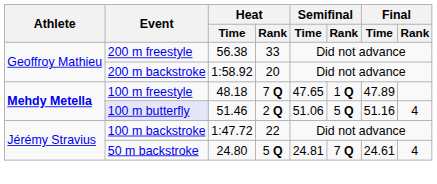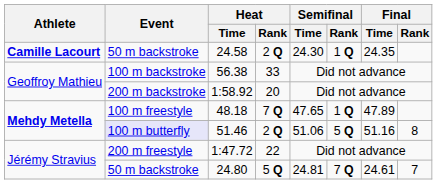+ row: (232, 53)
(150, 53) 200 m freestyle -> (157, 72) 100 m backstroke
(415, 111) 4 -> (415, 131) 8
(157, 131) 100 m backstroke -> (150, 150) 200 m freestyle
(415, 150) 4 -> (415, 170) 7
